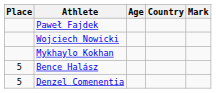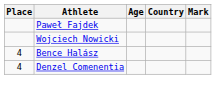- row: (75, 53)
(19, 67) 5 -> (19, 53) 4
(19, 81) 5 -> (19, 67) 4
